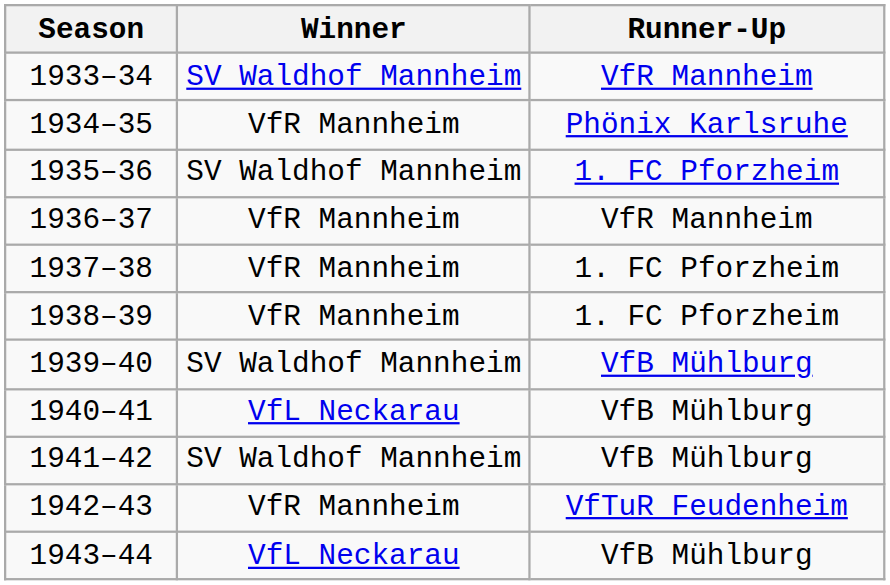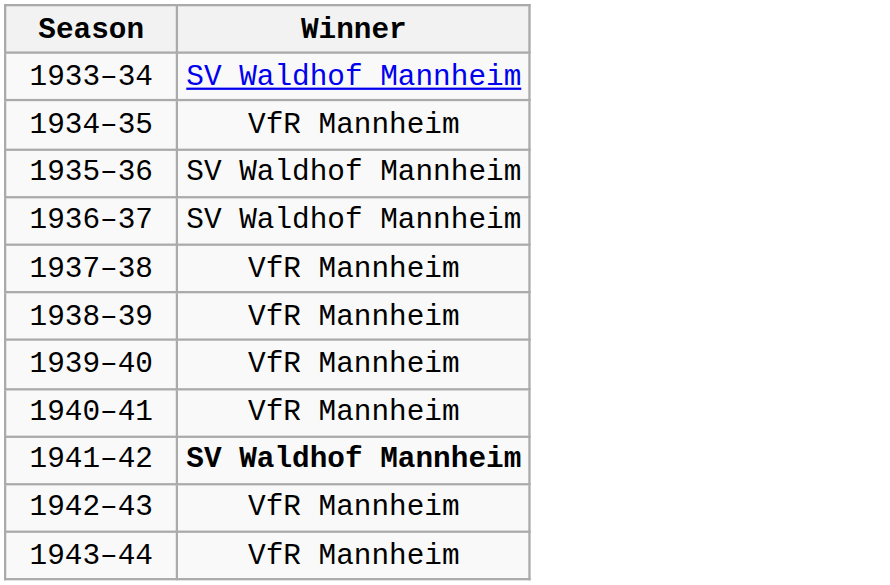- column: (707, 29)
(354, 221) VfR Mannheim -> (354, 221) SV Waldhof Mannheim
(354, 364) SV Waldhof Mannheim -> (354, 364) VfR Mannheim
(354, 412) VfL Neckarau -> (354, 412) VfR Mannheim
(354, 460) normal -> (354, 460) bold
(354, 556) VfL Neckarau -> (354, 556) VfR Mannheim
